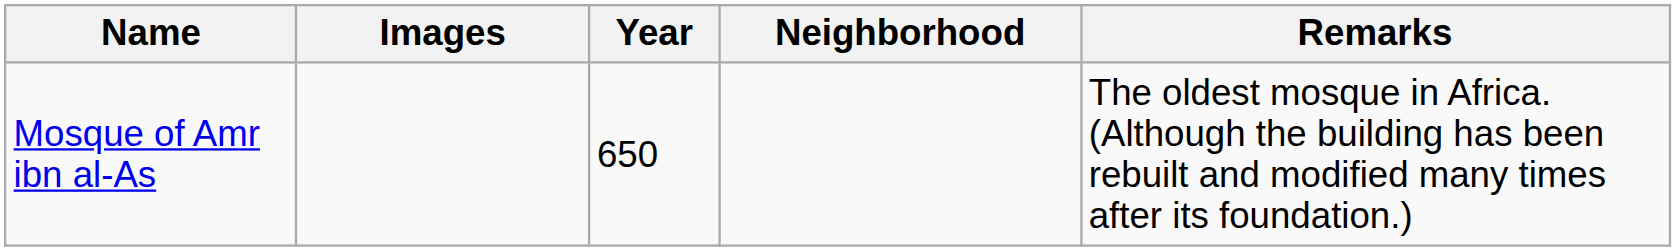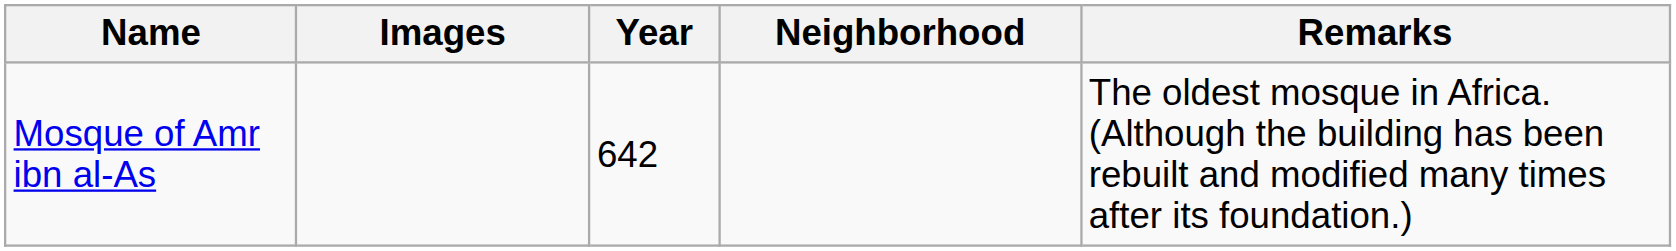(628, 153) 650 -> (628, 153) 642
